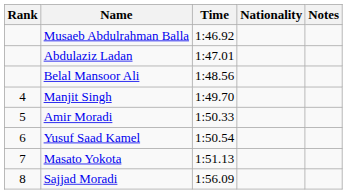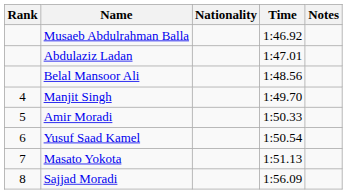columns swapped: (271, 14) <-> (215, 14)
